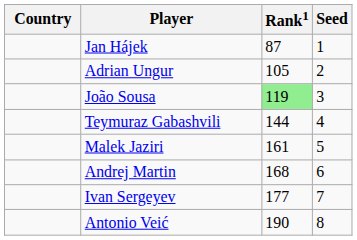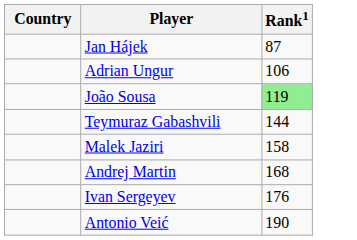- column: (332, 19)
(277, 71) 105 -> (277, 71) 106
(277, 146) 161 -> (277, 146) 158
(277, 197) 177 -> (277, 197) 176
